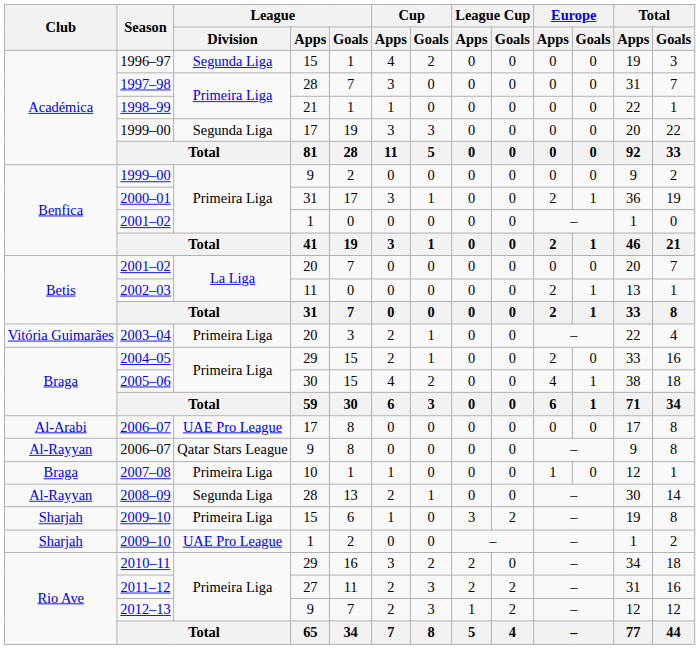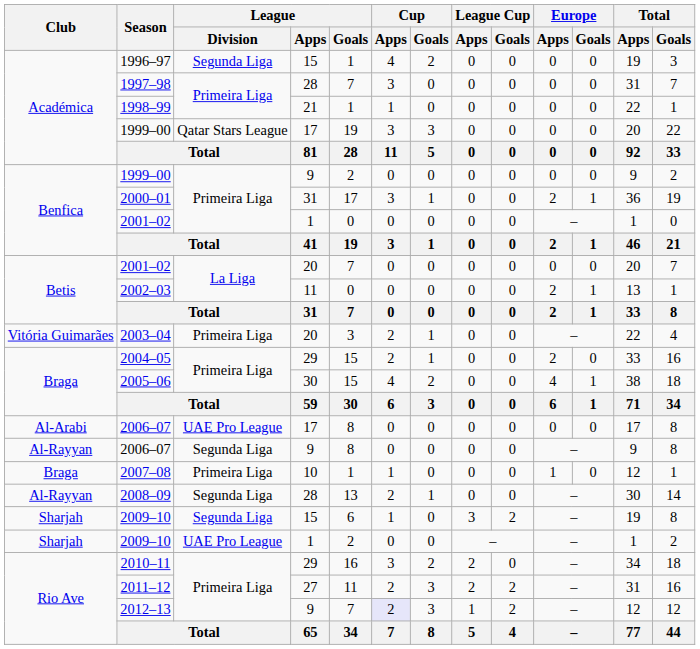(233, 130) Segunda Liga -> (233, 130) Qatar Stars League
(233, 449) Qatar Stars League -> (233, 449) Segunda Liga
(233, 518) Primeira Liga -> (233, 518) Segunda Liga
(391, 609) no background -> (391, 609) lavender background
